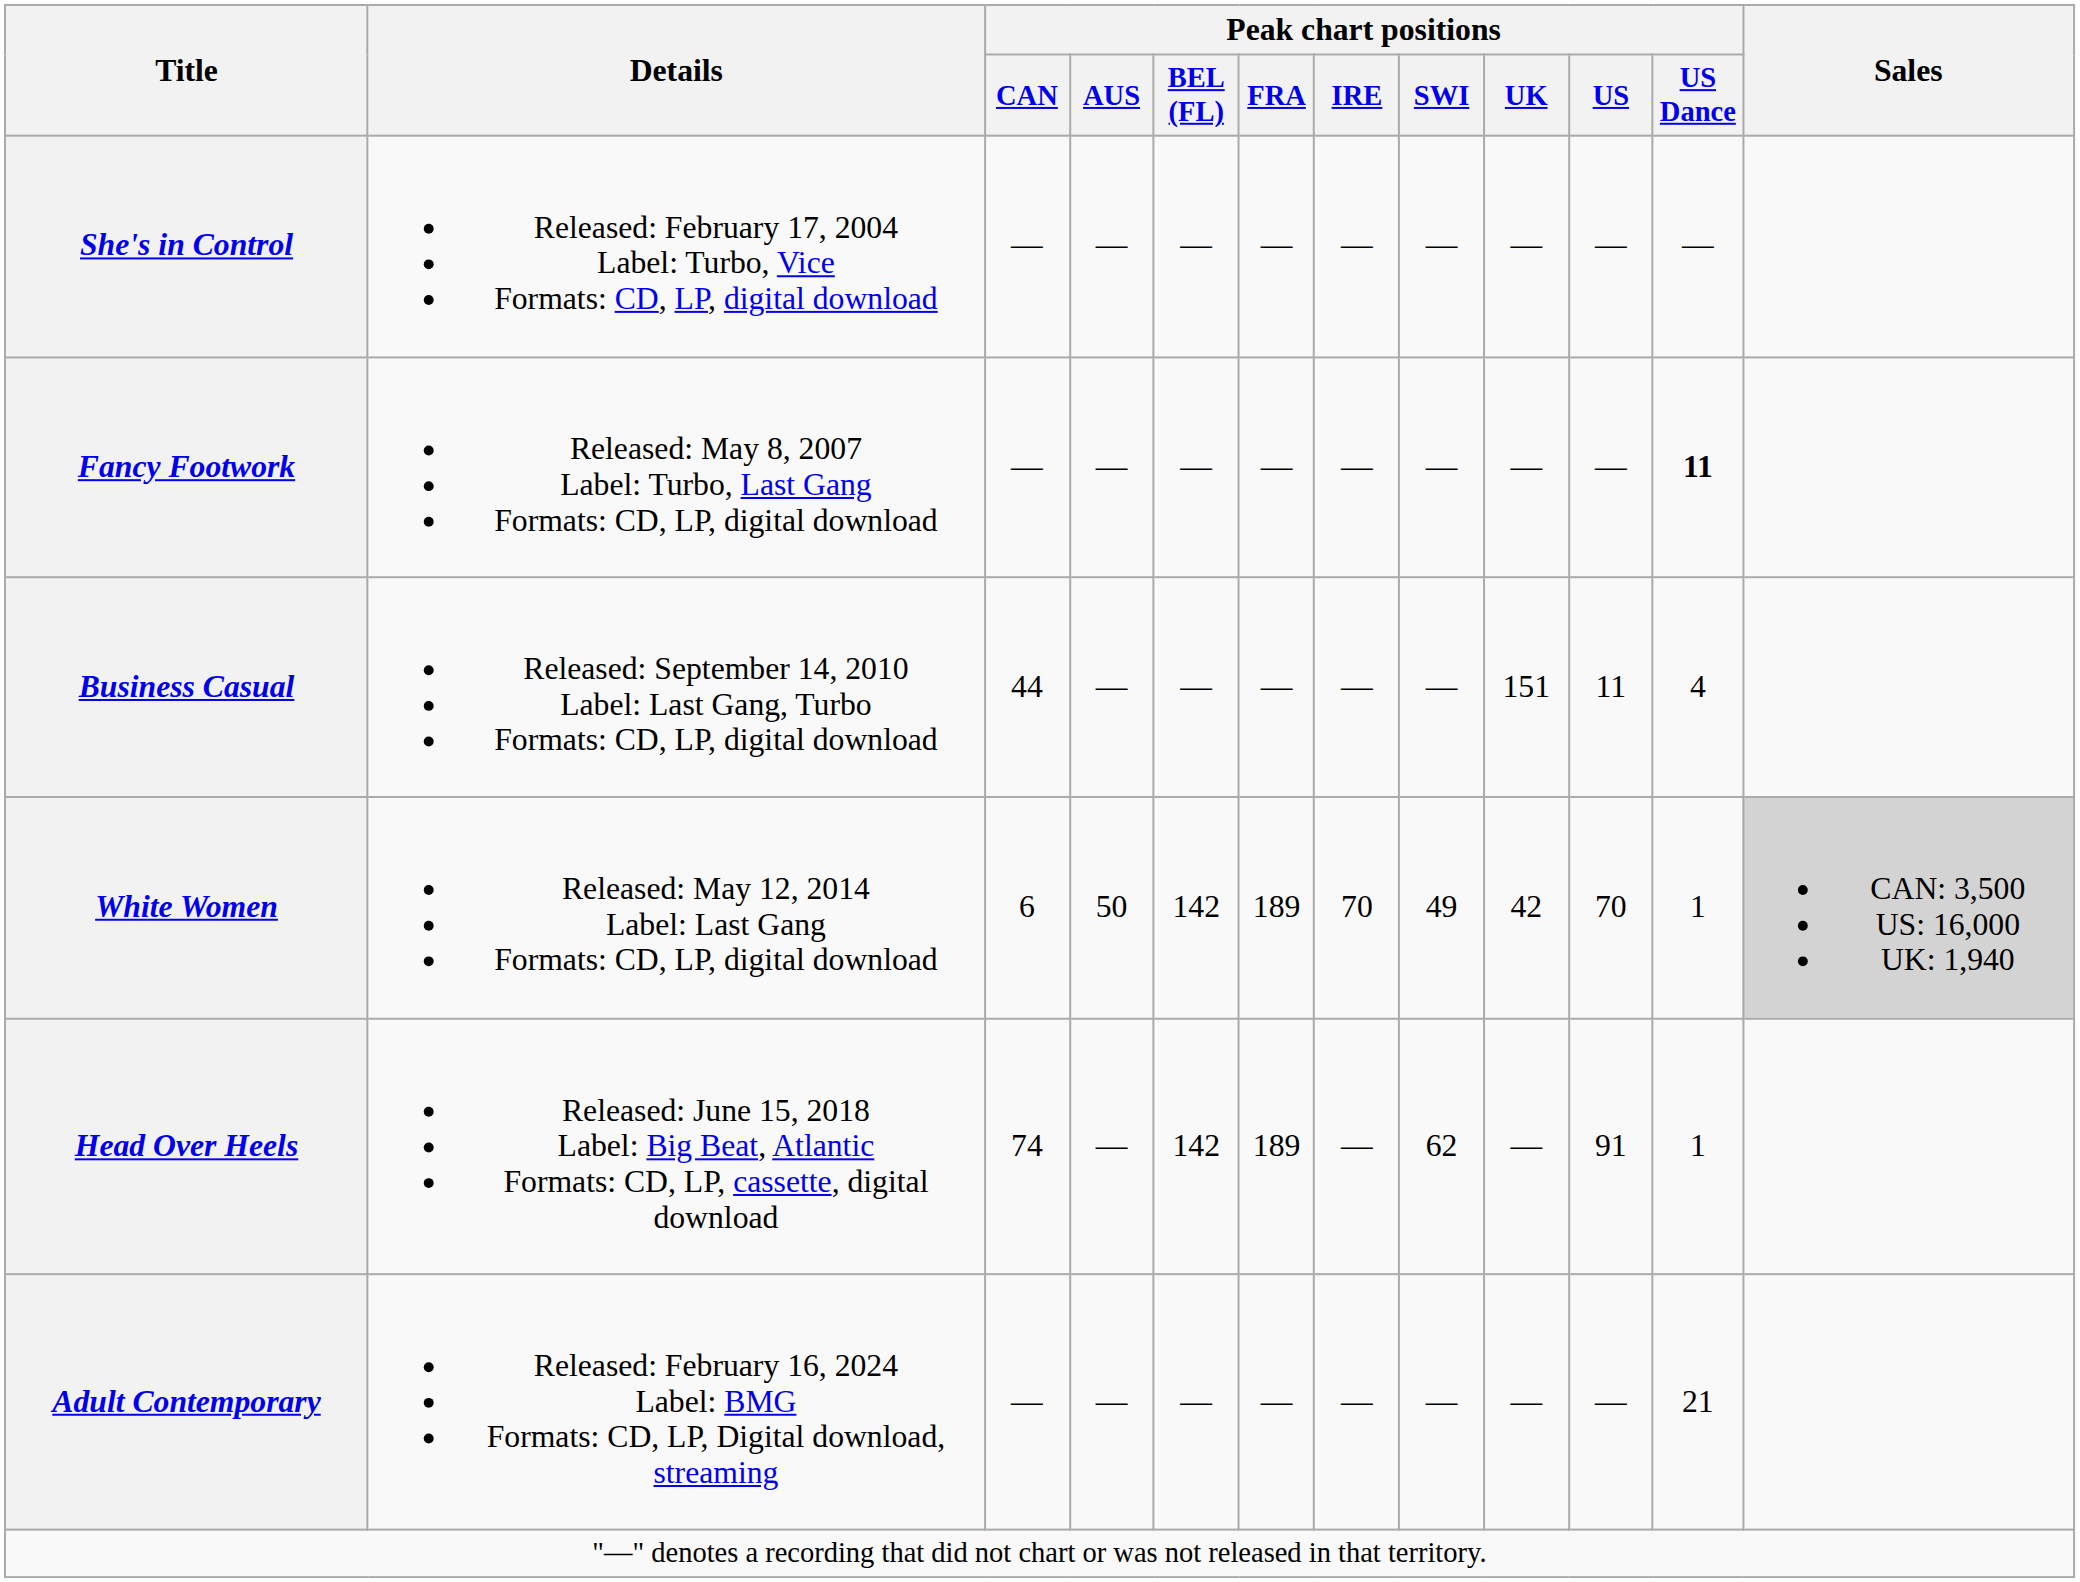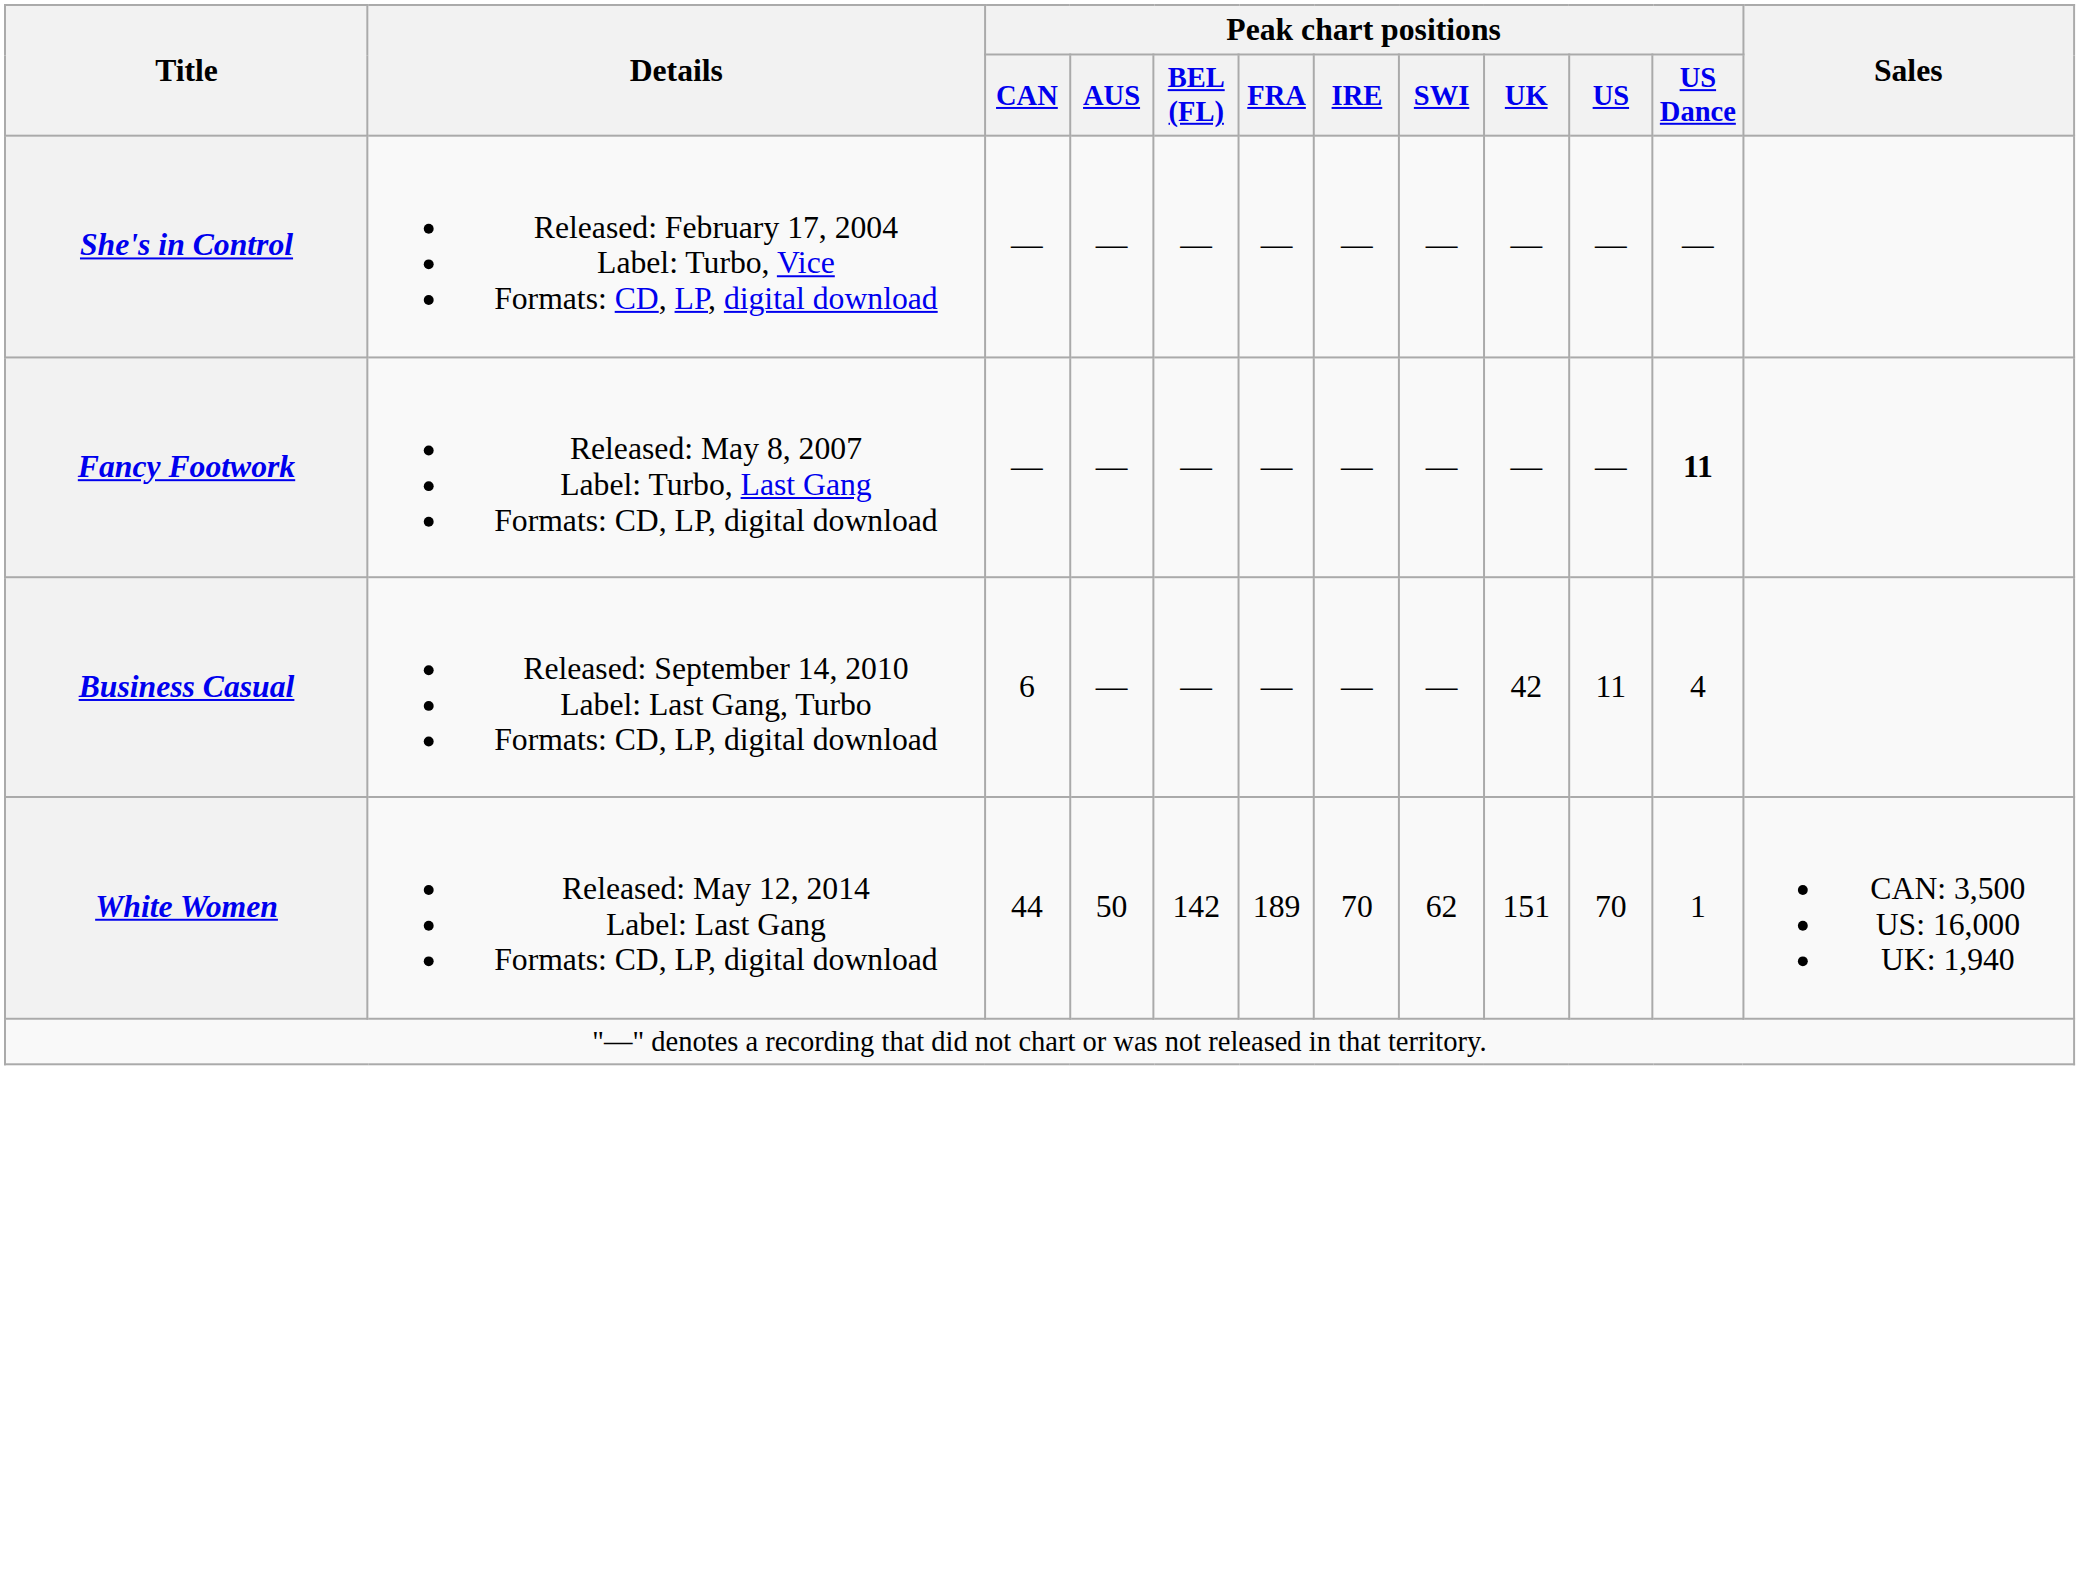(1027, 686) 44 -> (1027, 686) 6
(1526, 686) 151 -> (1526, 686) 42
(1027, 907) 6 -> (1027, 907) 44
(1442, 907) 49 -> (1442, 907) 62
(1526, 907) 42 -> (1526, 907) 151
(1908, 926) lightgrey background -> (1908, 926) no background
- row: (187, 1145)
- row: (187, 1401)
